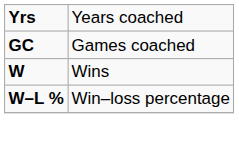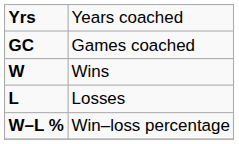+ row: (14, 98)
